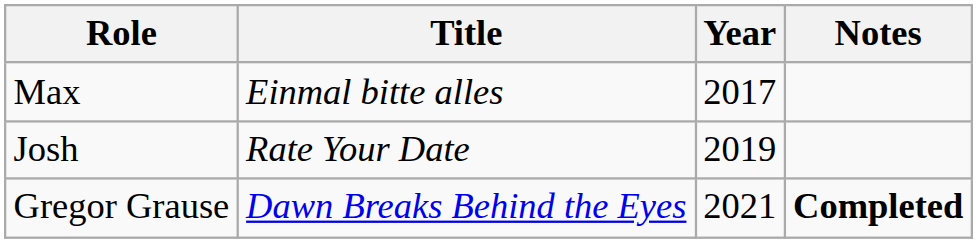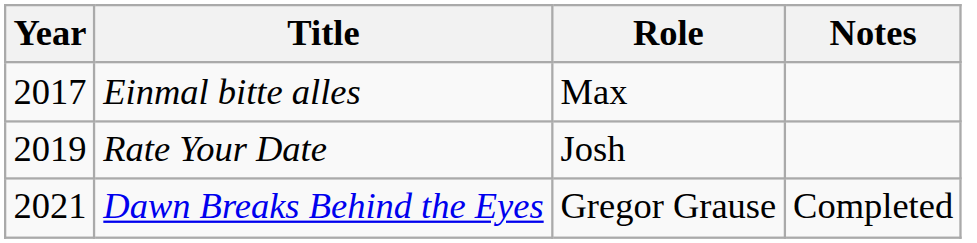columns swapped: (740, 33) <-> (121, 33)
(878, 206) bold -> (873, 206) normal
